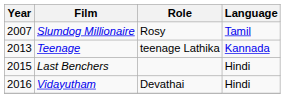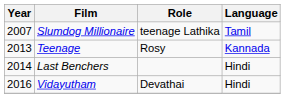(153, 31) Rosy -> (180, 31) teenage Lathika
(180, 48) teenage Lathika -> (153, 48) Rosy
(19, 66) 2015 -> (19, 66) 2014
